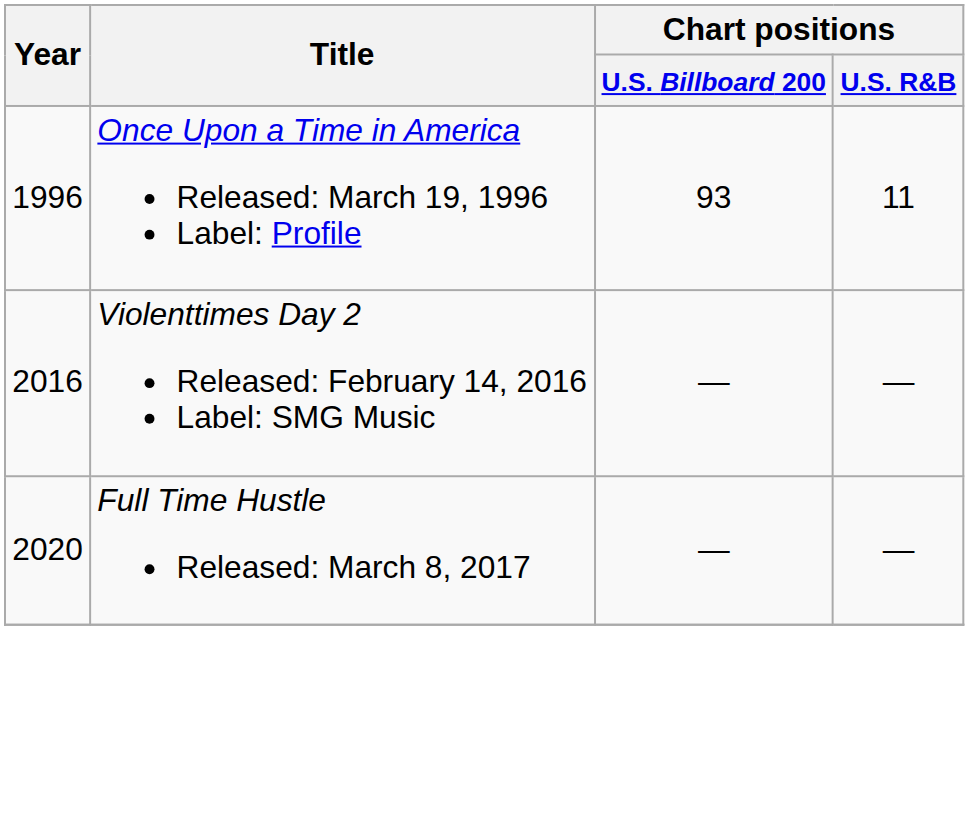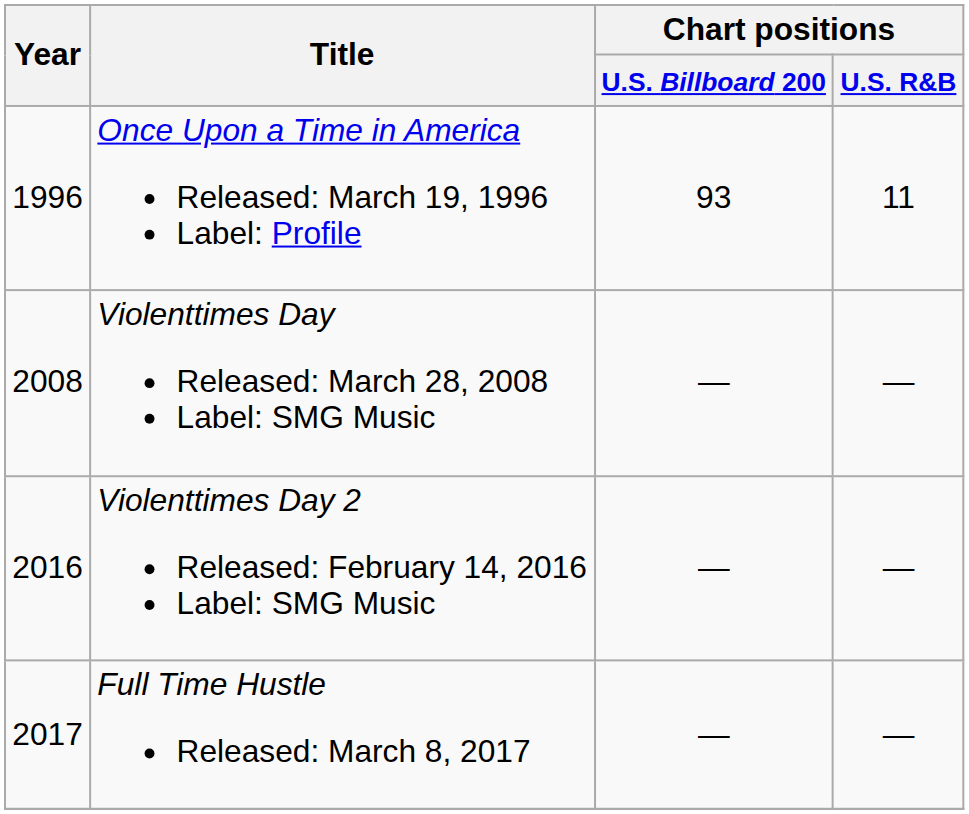+ row: (342, 367)
(48, 549) 2020 -> (48, 734) 2017
